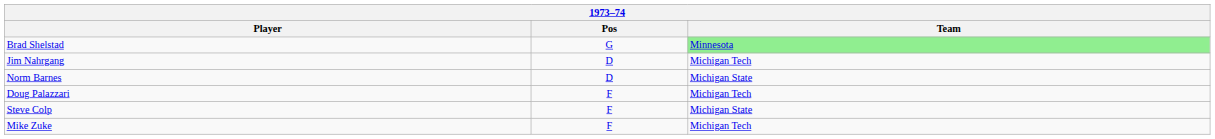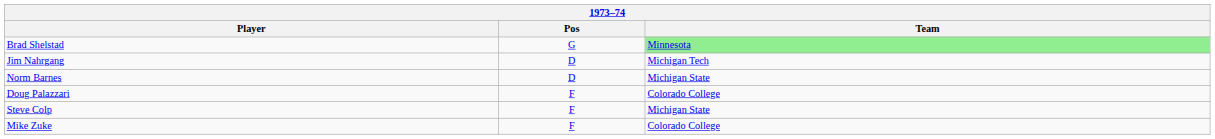(721, 93) Michigan Tech -> (684, 93) Colorado College
(721, 126) Michigan Tech -> (684, 126) Colorado College
